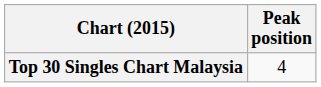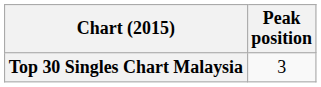(282, 67) 4 -> (282, 67) 3
